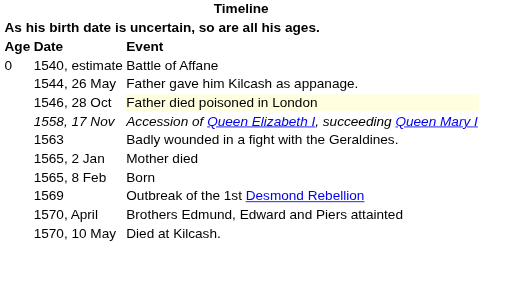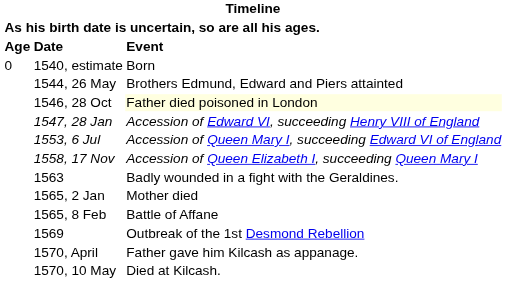(172, 65) Battle of Affane -> (141, 65) Born
(242, 84) Father gave him Kilcash as appanage. -> (265, 84) Brothers Edmund, Edward and Piers attainted
+ row: (73, 121)
+ row: (67, 140)
(141, 177) Born -> (172, 214) Battle of Affane
(265, 214) Brothers Edmund, Edward and Piers attainted -> (242, 252) Father gave him Kilcash as appanage.
